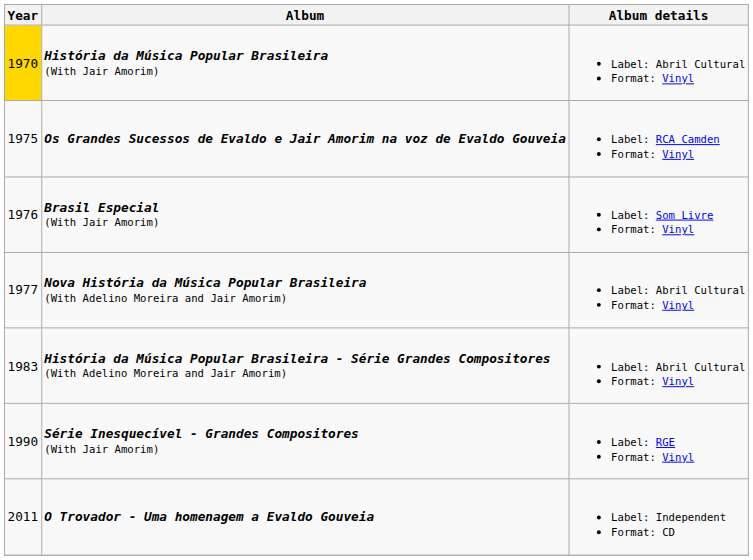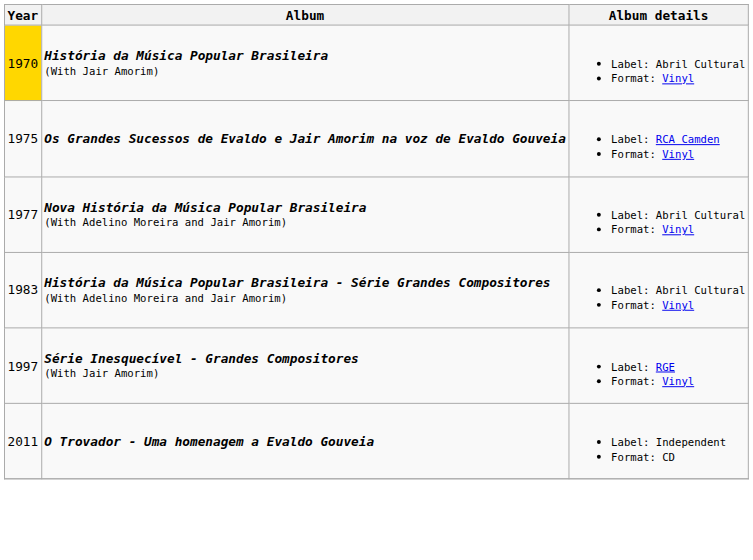- row: (102, 214)
(23, 441) 1990 -> (23, 366) 1997
